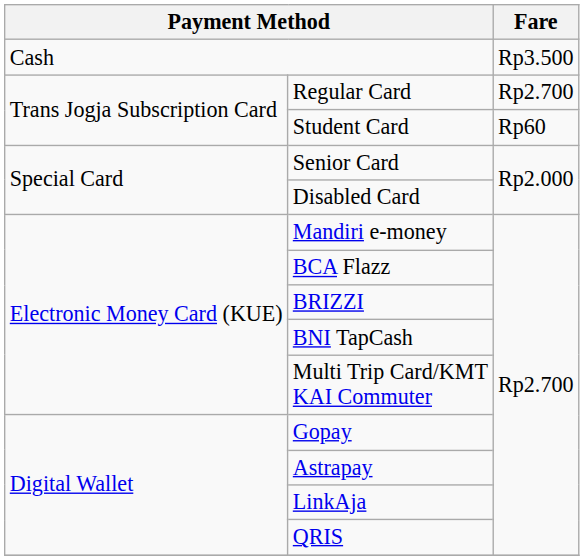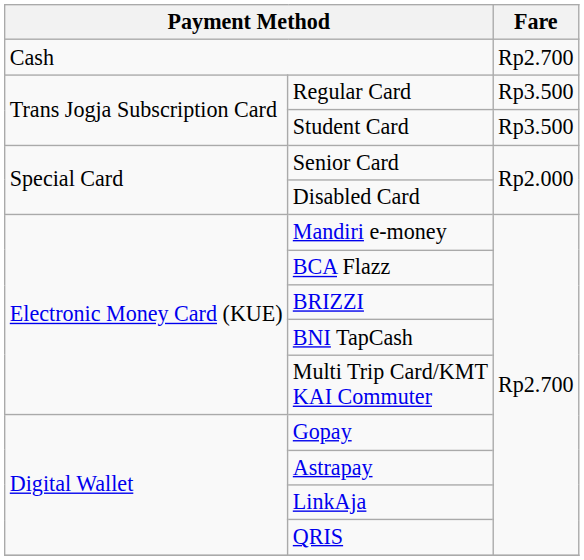(536, 57) Rp3.500 -> (536, 57) Rp2.700
(536, 92) Rp2.700 -> (536, 92) Rp3.500
(522, 127) Rp60 -> (536, 127) Rp3.500
